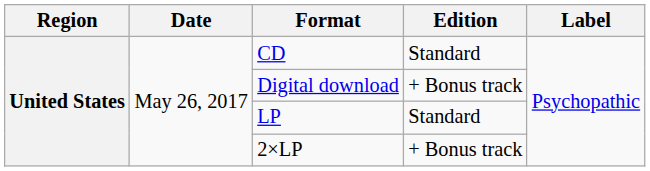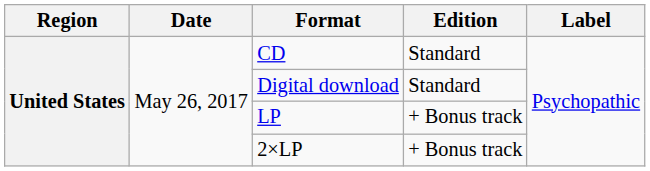(465, 85) + Bonus track -> (444, 85) Standard
(444, 117) Standard -> (465, 117) + Bonus track
